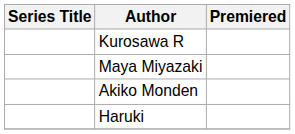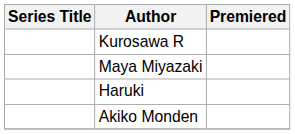rows swapped: (148, 91) <-> (121, 116)
